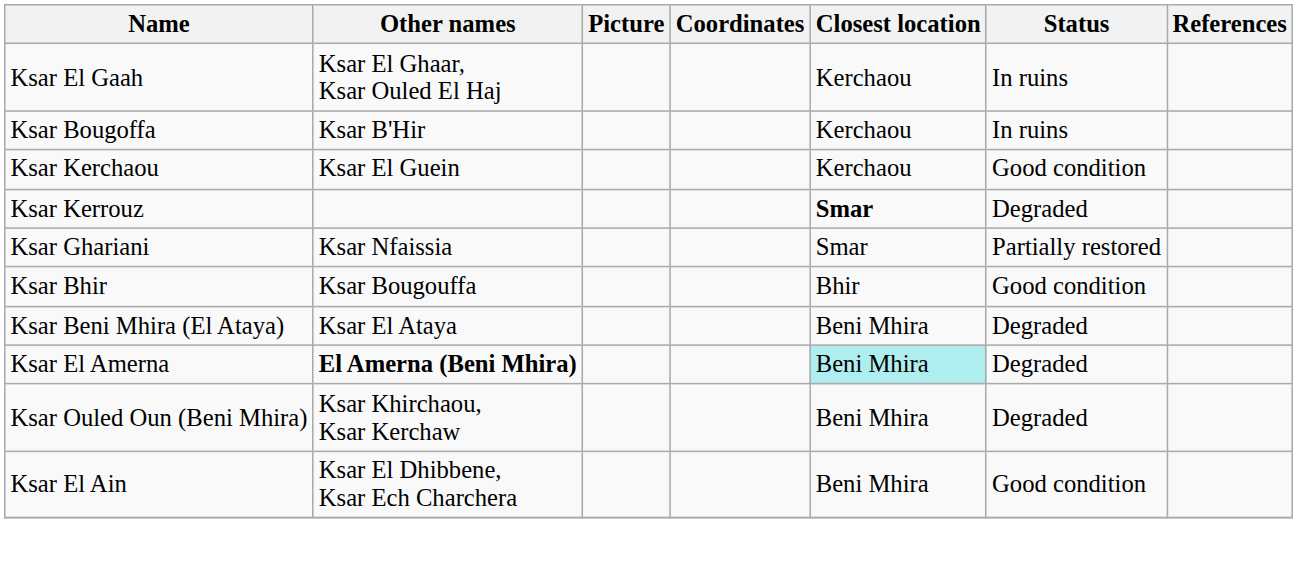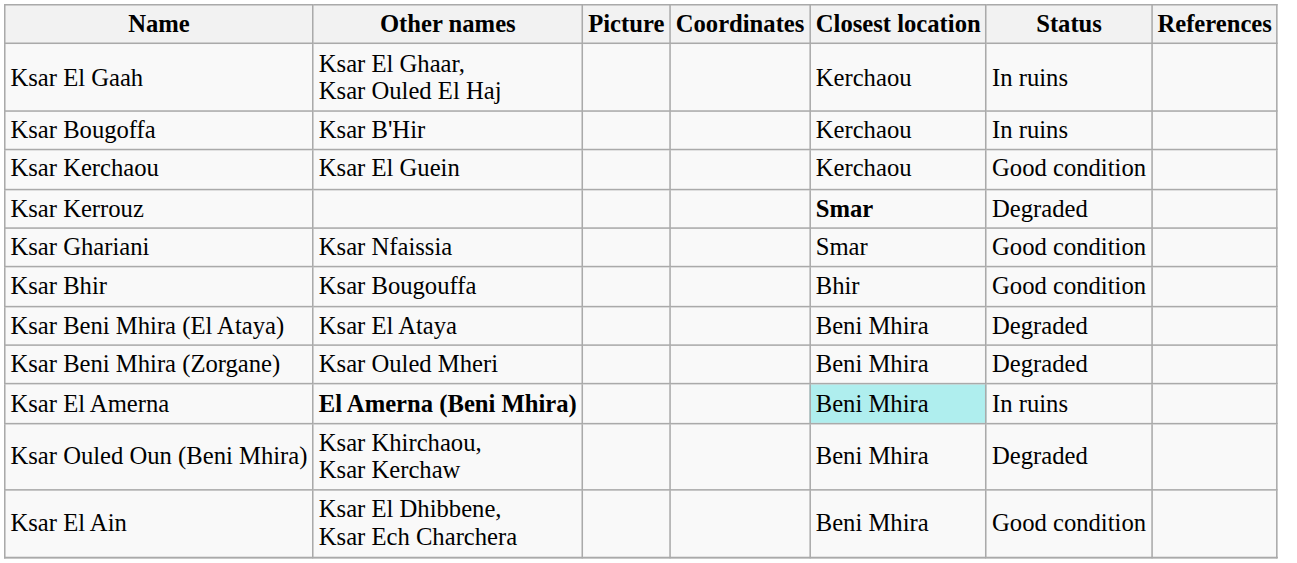(1077, 247) Partially restored -> (1069, 247) Good condition
+ row: (145, 364)
(1040, 364) Degraded -> (1030, 403) In ruins
